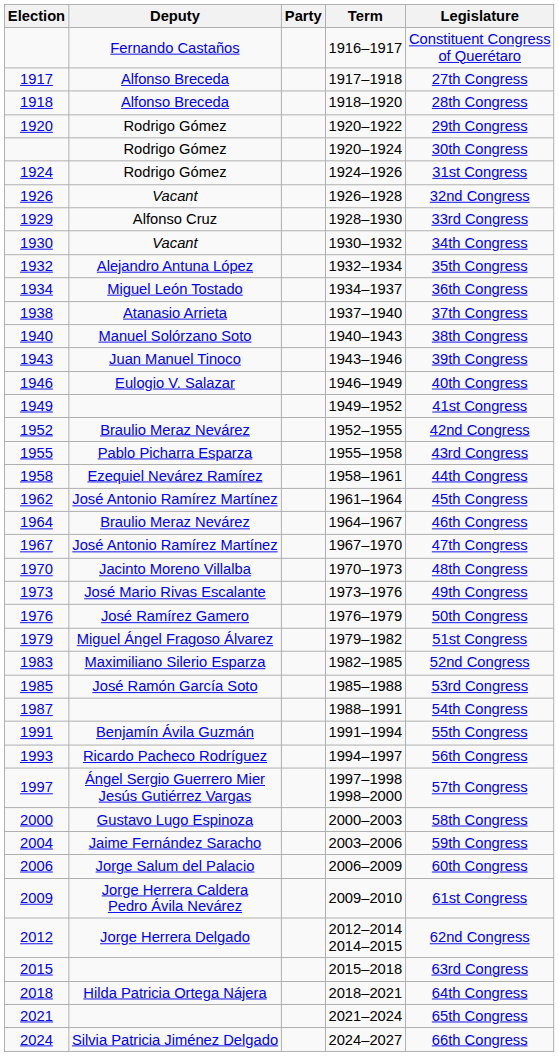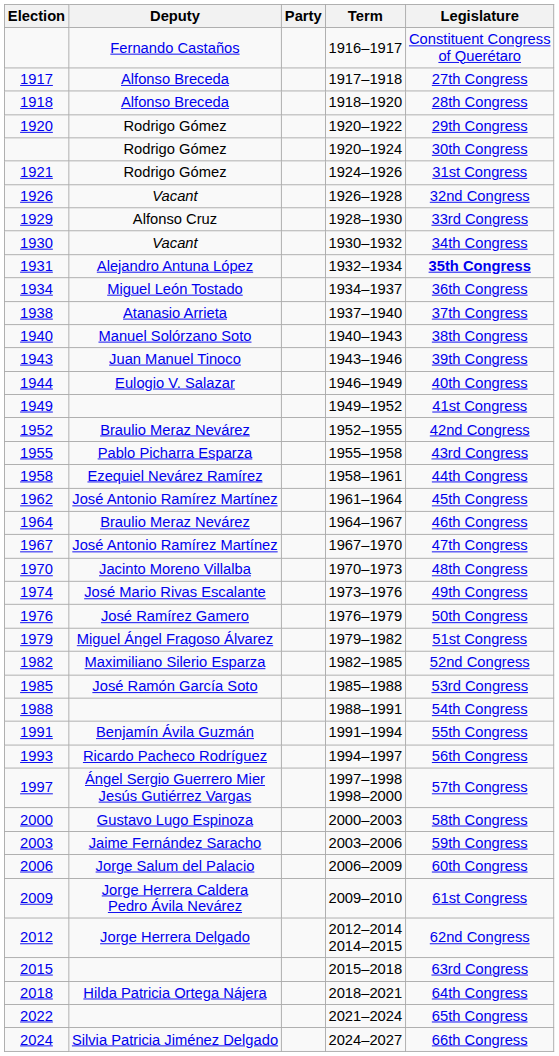(36, 172) 1924 -> (36, 172) 1921
(36, 266) 1932 -> (36, 266) 1931
(480, 266) normal -> (480, 266) bold
(36, 382) 1946 -> (36, 382) 1944
(36, 593) 1973 -> (36, 593) 1974
(36, 663) 1983 -> (36, 663) 1982
(36, 709) 1987 -> (36, 709) 1988
(36, 843) 2004 -> (36, 843) 2003
(36, 1016) 2021 -> (36, 1016) 2022
